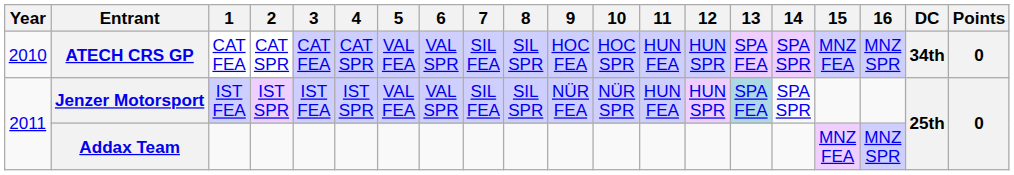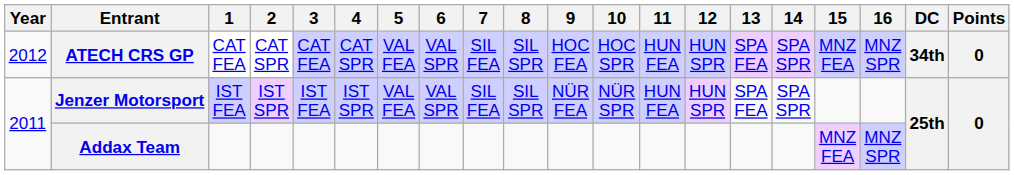(28, 54) 2010 -> (28, 54) 2012
(751, 100) lightblue background -> (751, 100) no background
